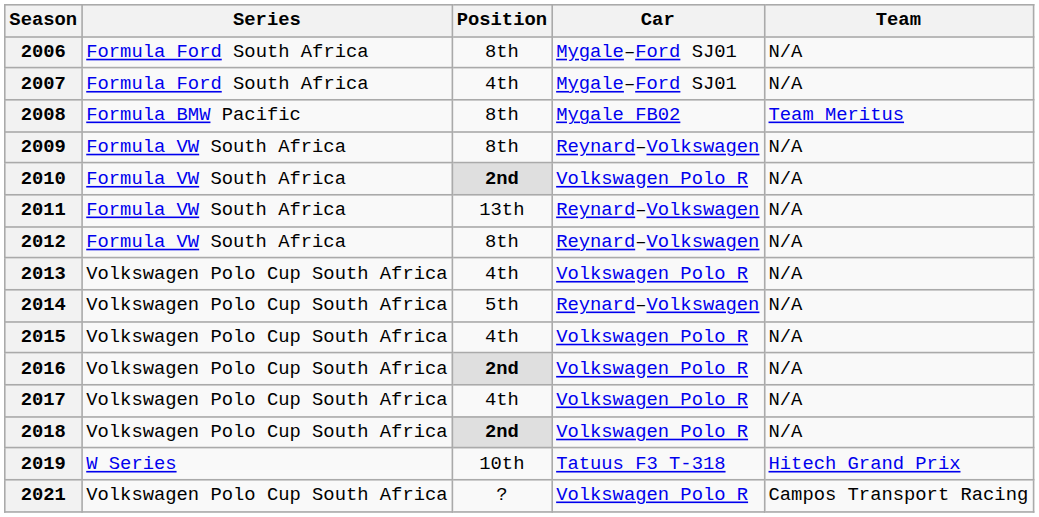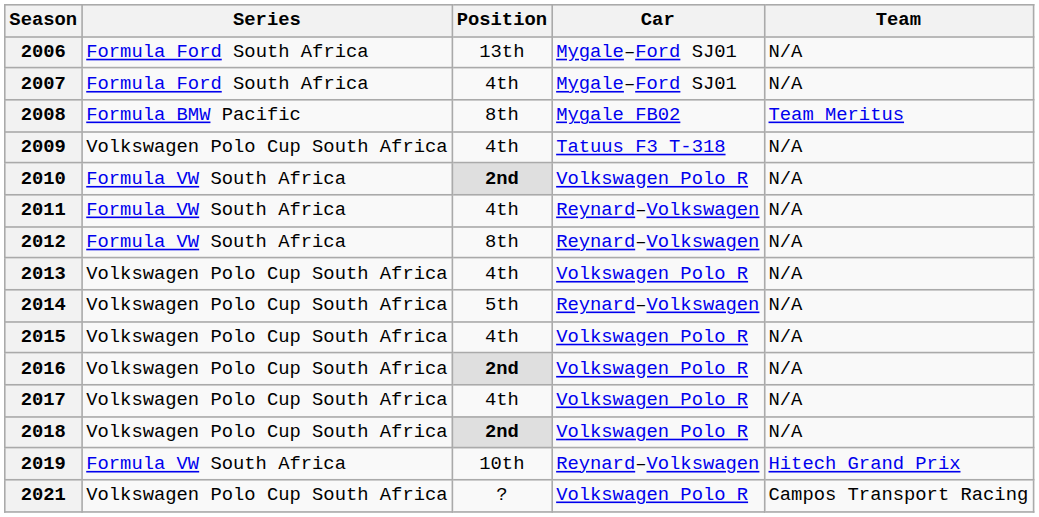(502, 52) 8th -> (502, 52) 13th
(216, 147) Formula VW South Africa -> (267, 147) Volkswagen Polo Cup South Africa
(502, 147) 8th -> (502, 147) 4th
(658, 147) Reynard–Volkswagen -> (641, 147) Tatuus F3 T-318
(502, 210) 13th -> (502, 210) 4th
(131, 463) W Series -> (216, 463) Formula VW South Africa
(641, 463) Tatuus F3 T-318 -> (658, 463) Reynard–Volkswagen
